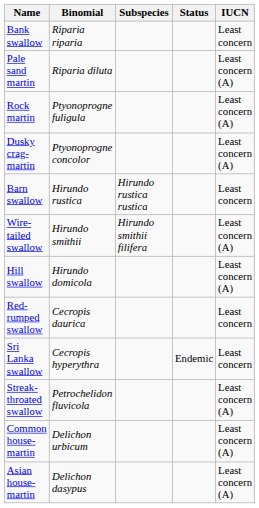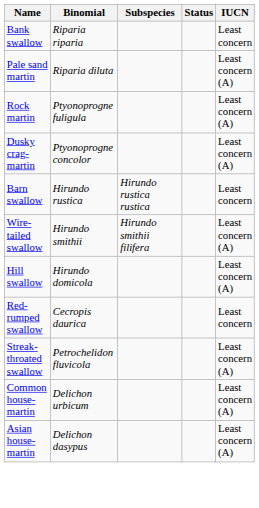- row: (25, 358)
